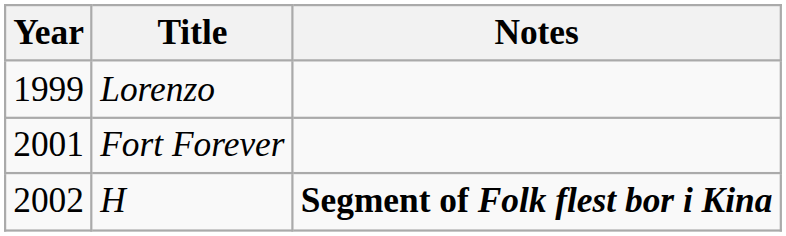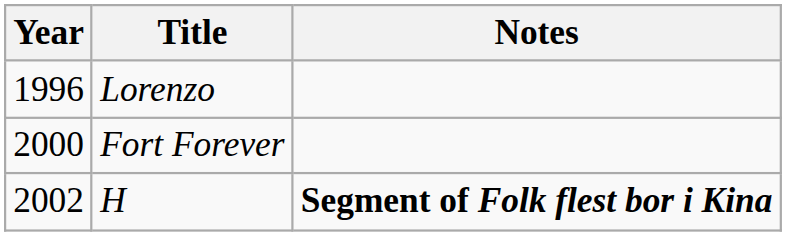(49, 88) 1999 -> (49, 88) 1996
(49, 144) 2001 -> (49, 144) 2000
